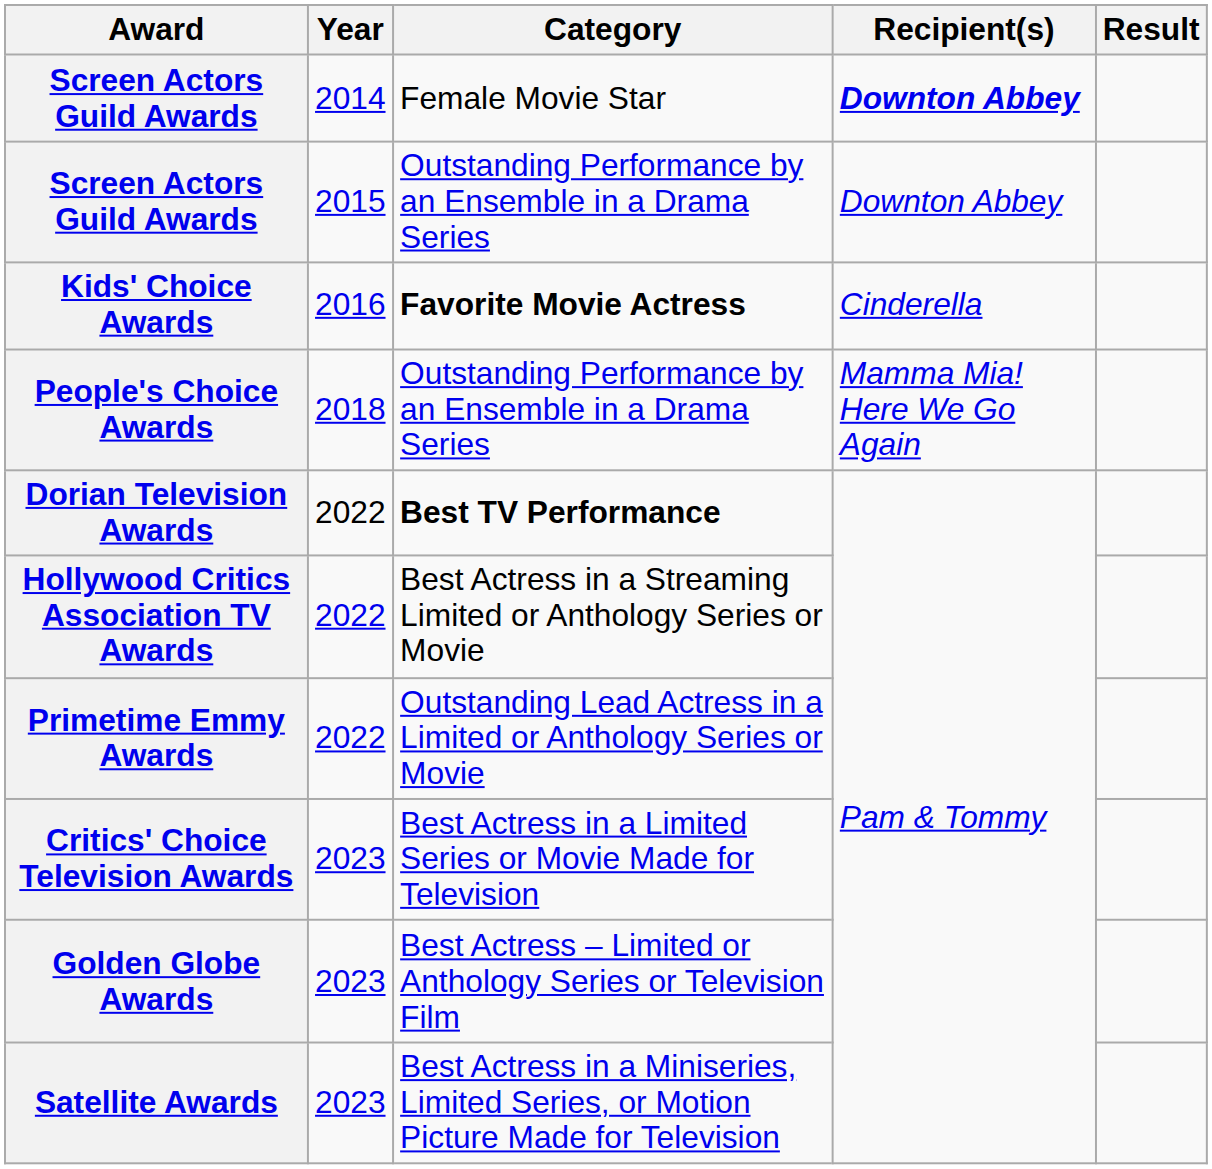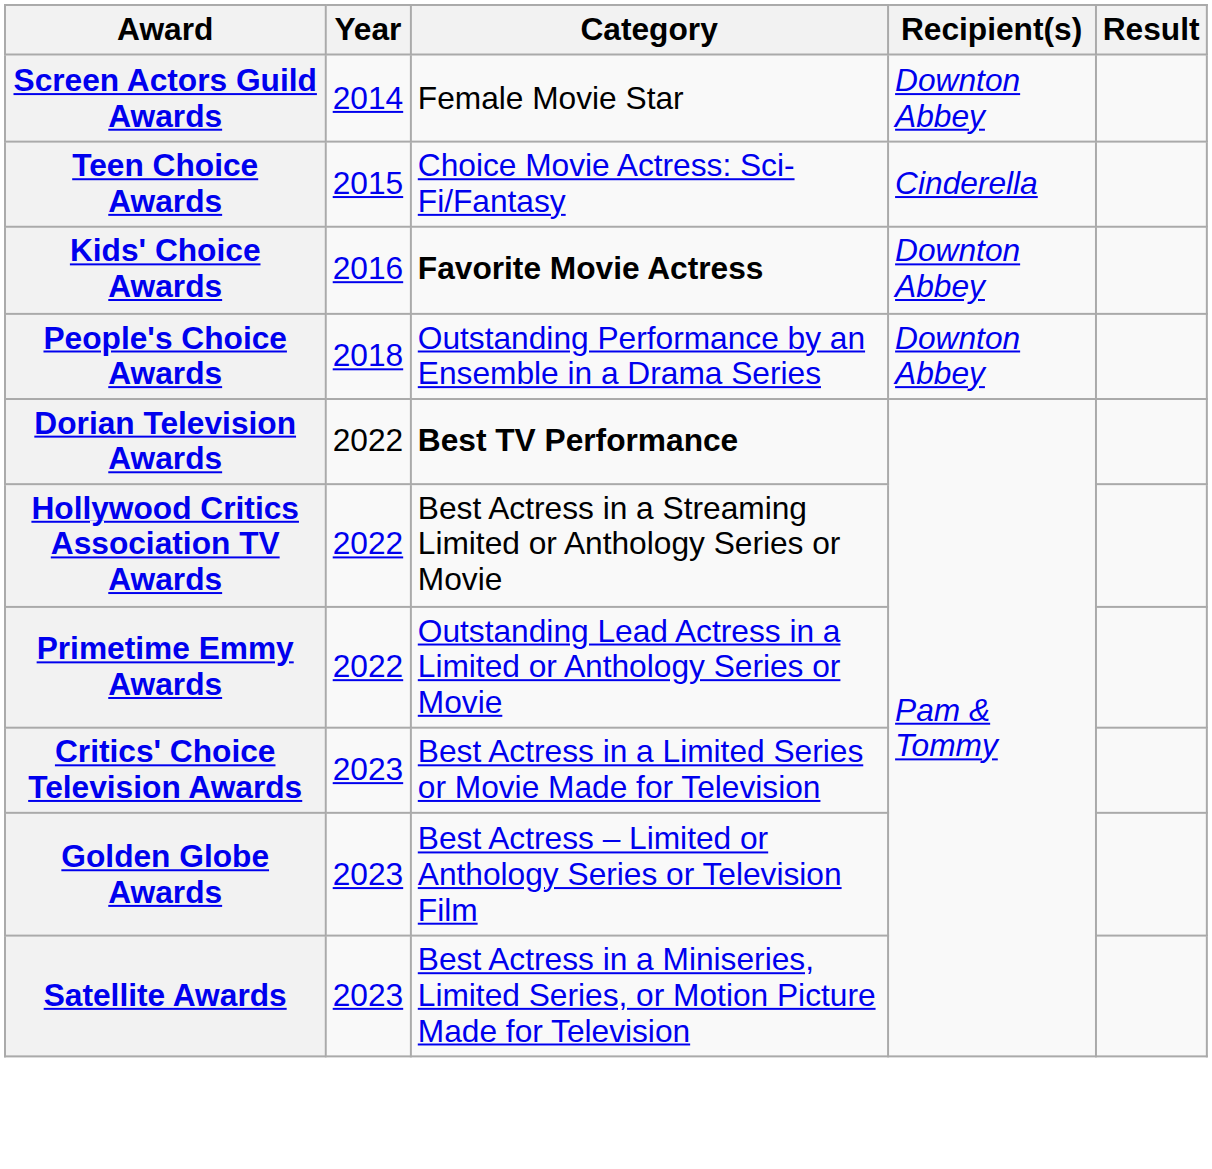(960, 97) bold -> (958, 97) normal
+ row: (165, 183)
- row: (156, 201)
(911, 305) Cinderella -> (958, 269) Downton Abbey
(931, 408) Mamma Mia! Here We Go Again -> (958, 355) Downton Abbey
